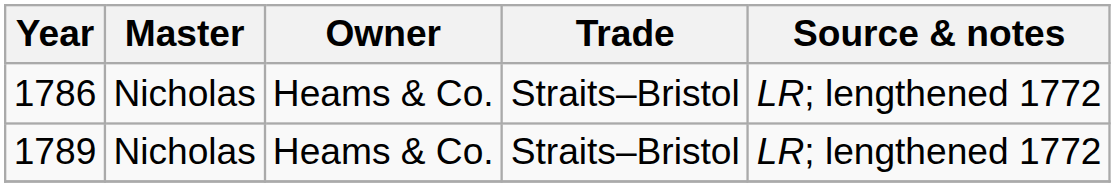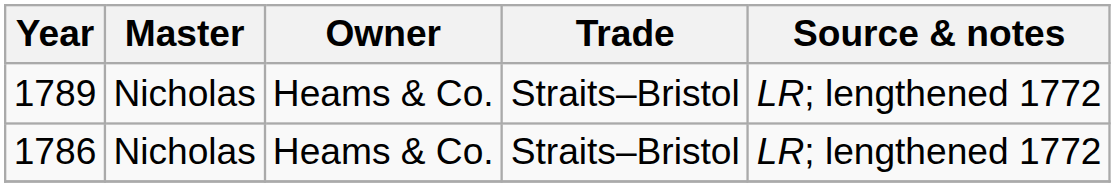rows swapped: (55, 92) <-> (55, 151)
